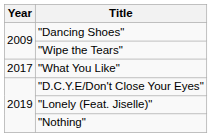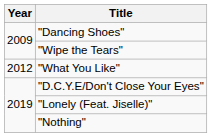(20, 68) 2017 -> (20, 68) 2012
